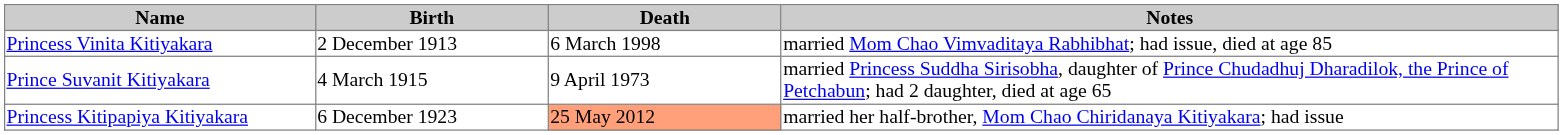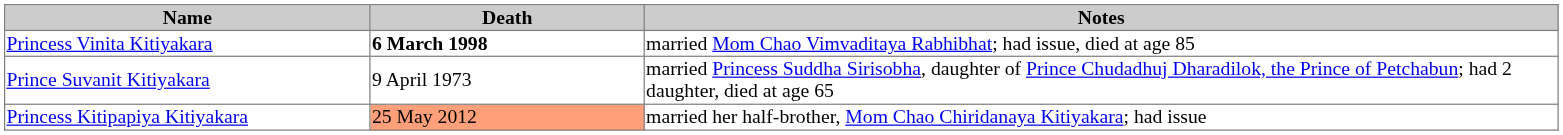- column: (432, 17)
(605, 43) normal -> (430, 43) bold
